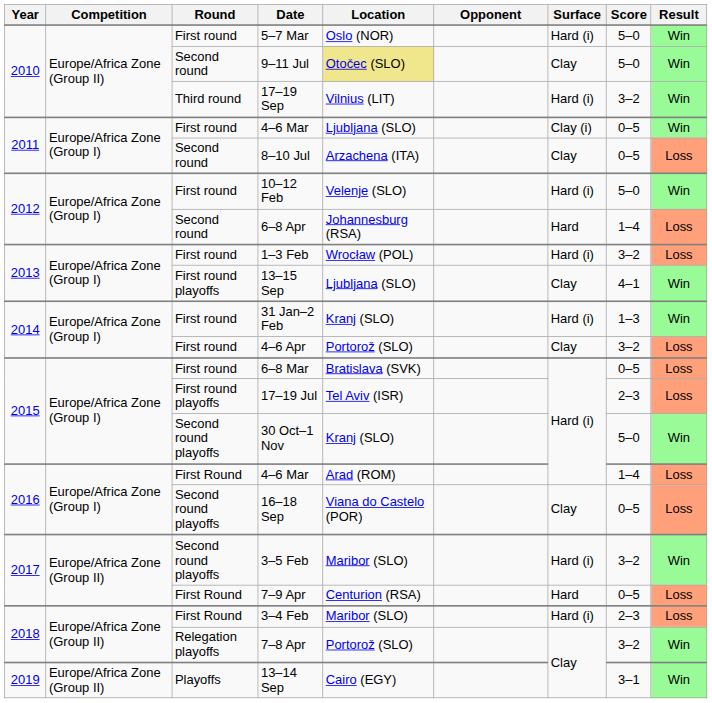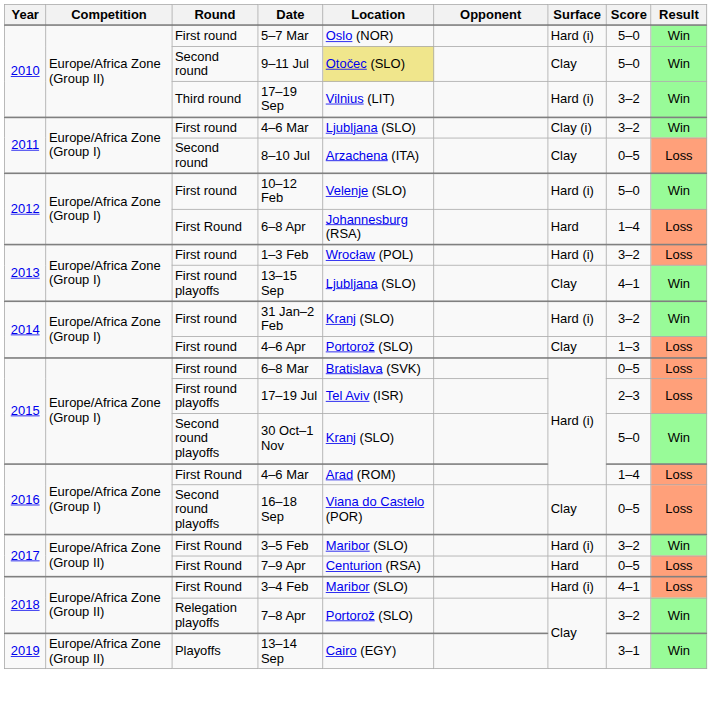(629, 127) 0–5 -> (629, 127) 3–2
(197, 226) Second round -> (208, 226) First Round
(629, 319) 1–3 -> (629, 319) 3–2
(629, 346) 3–2 -> (629, 346) 1–3
(197, 560) Second round playoffs -> (208, 545) First Round
(629, 616) 2–3 -> (629, 587) 4–1
